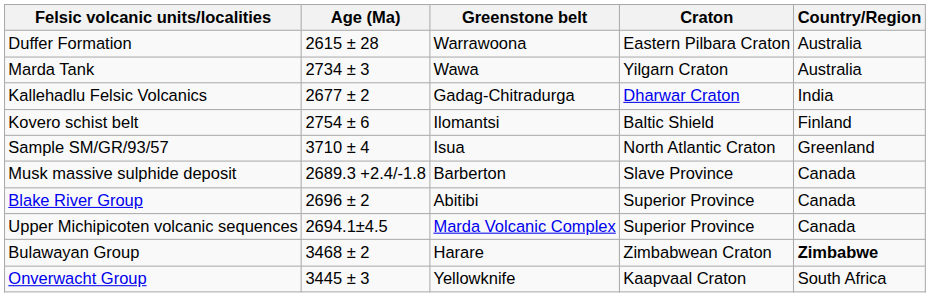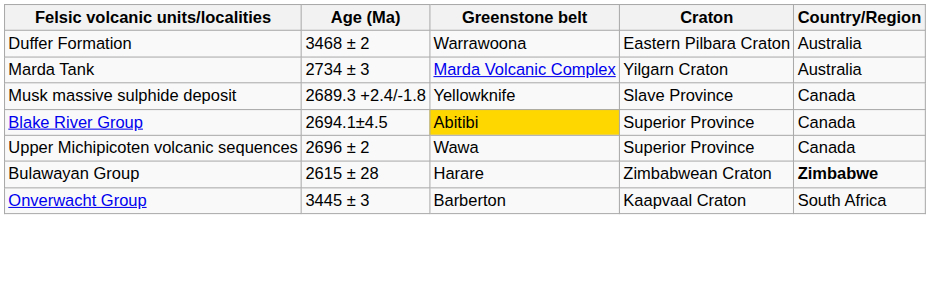(342, 43) 2615 ± 28 -> (337, 43) 3468 ± 2
(456, 69) Wawa -> (525, 69) Marda Volcanic Complex
- row: (108, 95)
- row: (73, 122)
- row: (88, 148)
(470, 174) Barberton -> (474, 95) Yellowknife
(337, 200) 2696 ± 2 -> (347, 122) 2694.1±4.5
(456, 200) no background -> (456, 122) gold background
(347, 226) 2694.1±4.5 -> (337, 148) 2696 ± 2
(525, 226) Marda Volcanic Complex -> (456, 148) Wawa
(337, 252) 3468 ± 2 -> (342, 174) 2615 ± 28
(474, 278) Yellowknife -> (470, 200) Barberton
